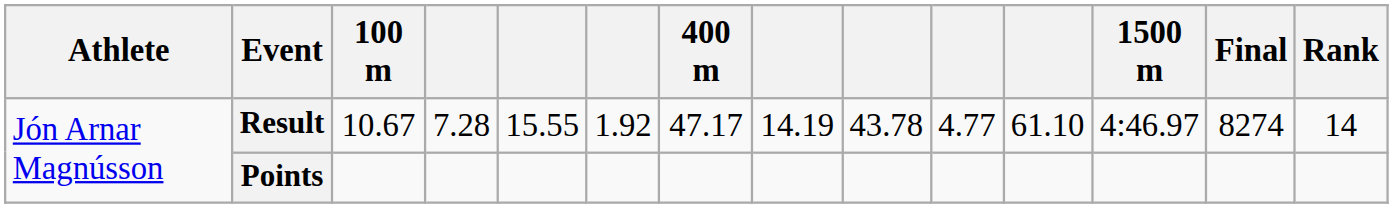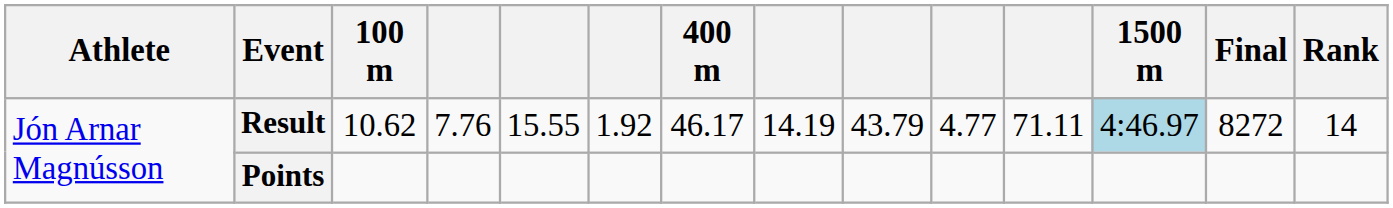(378, 124) 10.67 -> (380, 124) 10.62
(462, 124) 7.28 -> (463, 124) 7.76
(706, 124) 47.17 -> (707, 124) 46.17
(886, 124) 43.78 -> (887, 124) 43.79
(1048, 124) 61.10 -> (1048, 124) 71.11
(1150, 124) no background -> (1149, 124) lightblue background
(1251, 124) 8274 -> (1251, 124) 8272
